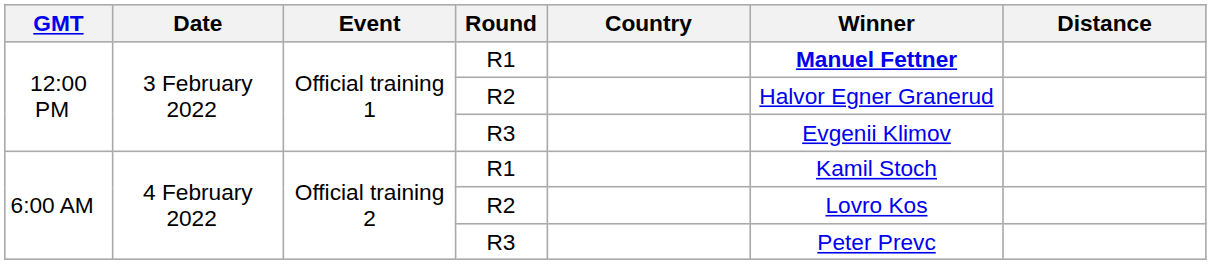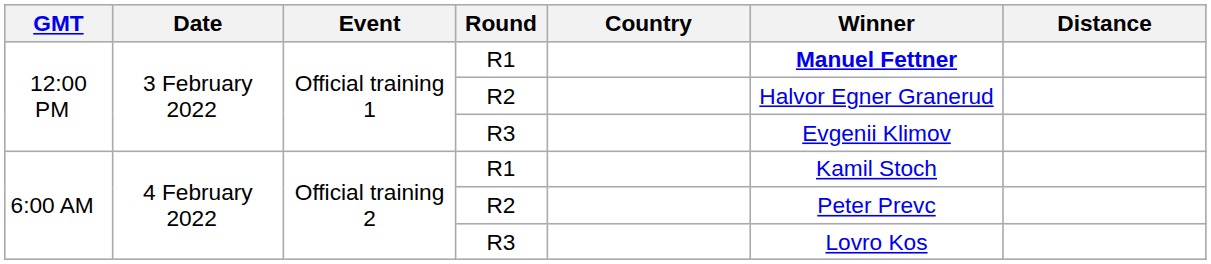(877, 205) Lovro Kos -> (877, 205) Peter Prevc
(877, 242) Peter Prevc -> (877, 242) Lovro Kos
